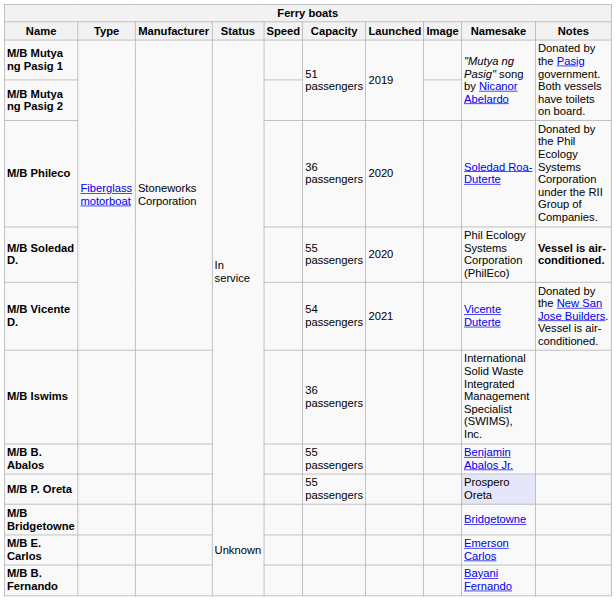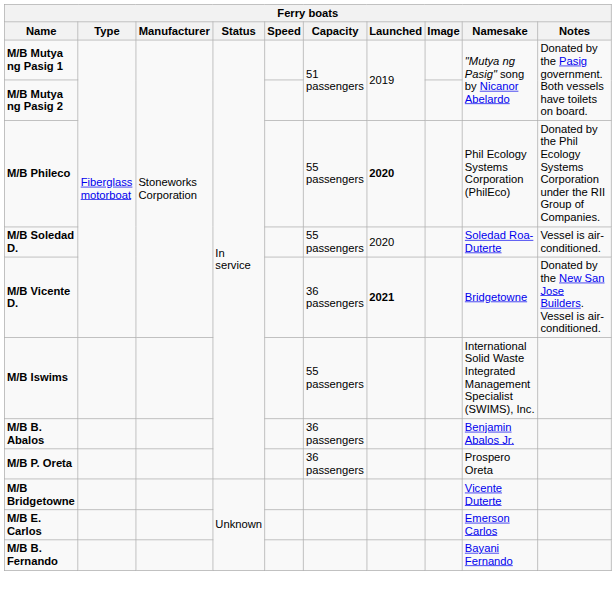(334, 173) 36 passengers -> (335, 173) 55 passengers
(381, 173) normal -> (382, 173) bold
(498, 173) Soledad Roa-Duterte -> (496, 173) Phil Ecology Systems Corporation (PhilEco)
(495, 254) Phil Ecology Systems Corporation (PhilEco) -> (499, 241) Soledad Roa-Duterte
(572, 254) bold -> (572, 241) normal
(334, 316) 54 passengers -> (335, 297) 36 passengers
(381, 316) normal -> (382, 297) bold
(483, 316) Vicente Duterte -> (496, 297) Bridgetowne
(334, 397) 36 passengers -> (335, 378) 55 passengers
(334, 459) 55 passengers -> (335, 433) 36 passengers
(334, 489) 55 passengers -> (335, 464) 36 passengers
(487, 489) lavender background -> (488, 464) no background
(495, 519) Bridgetowne -> (483, 494) Vicente Duterte
